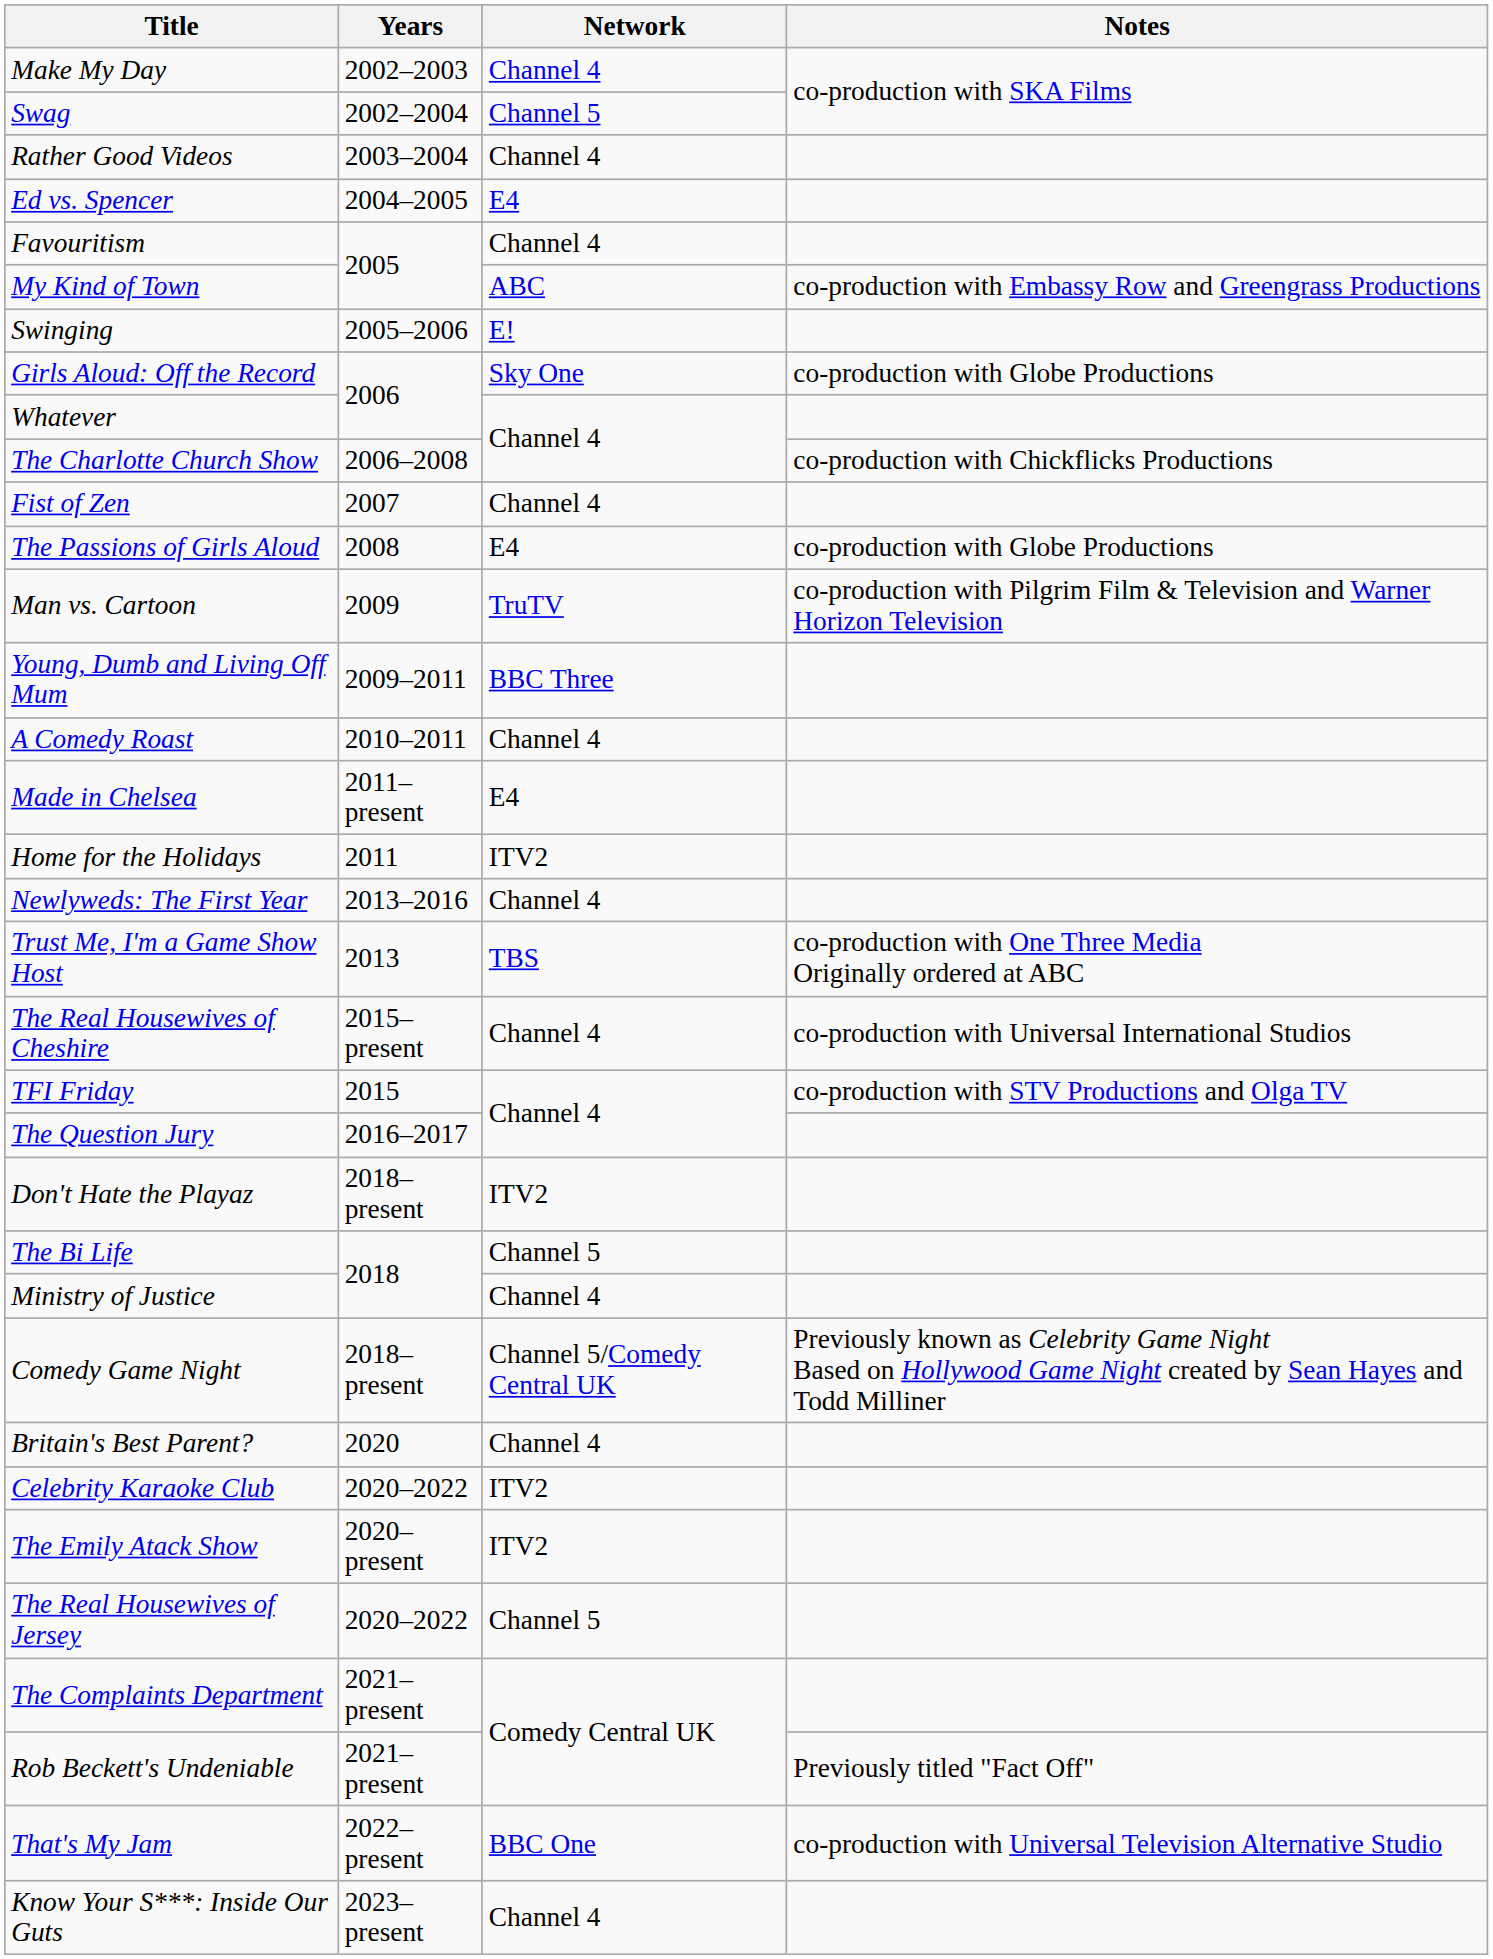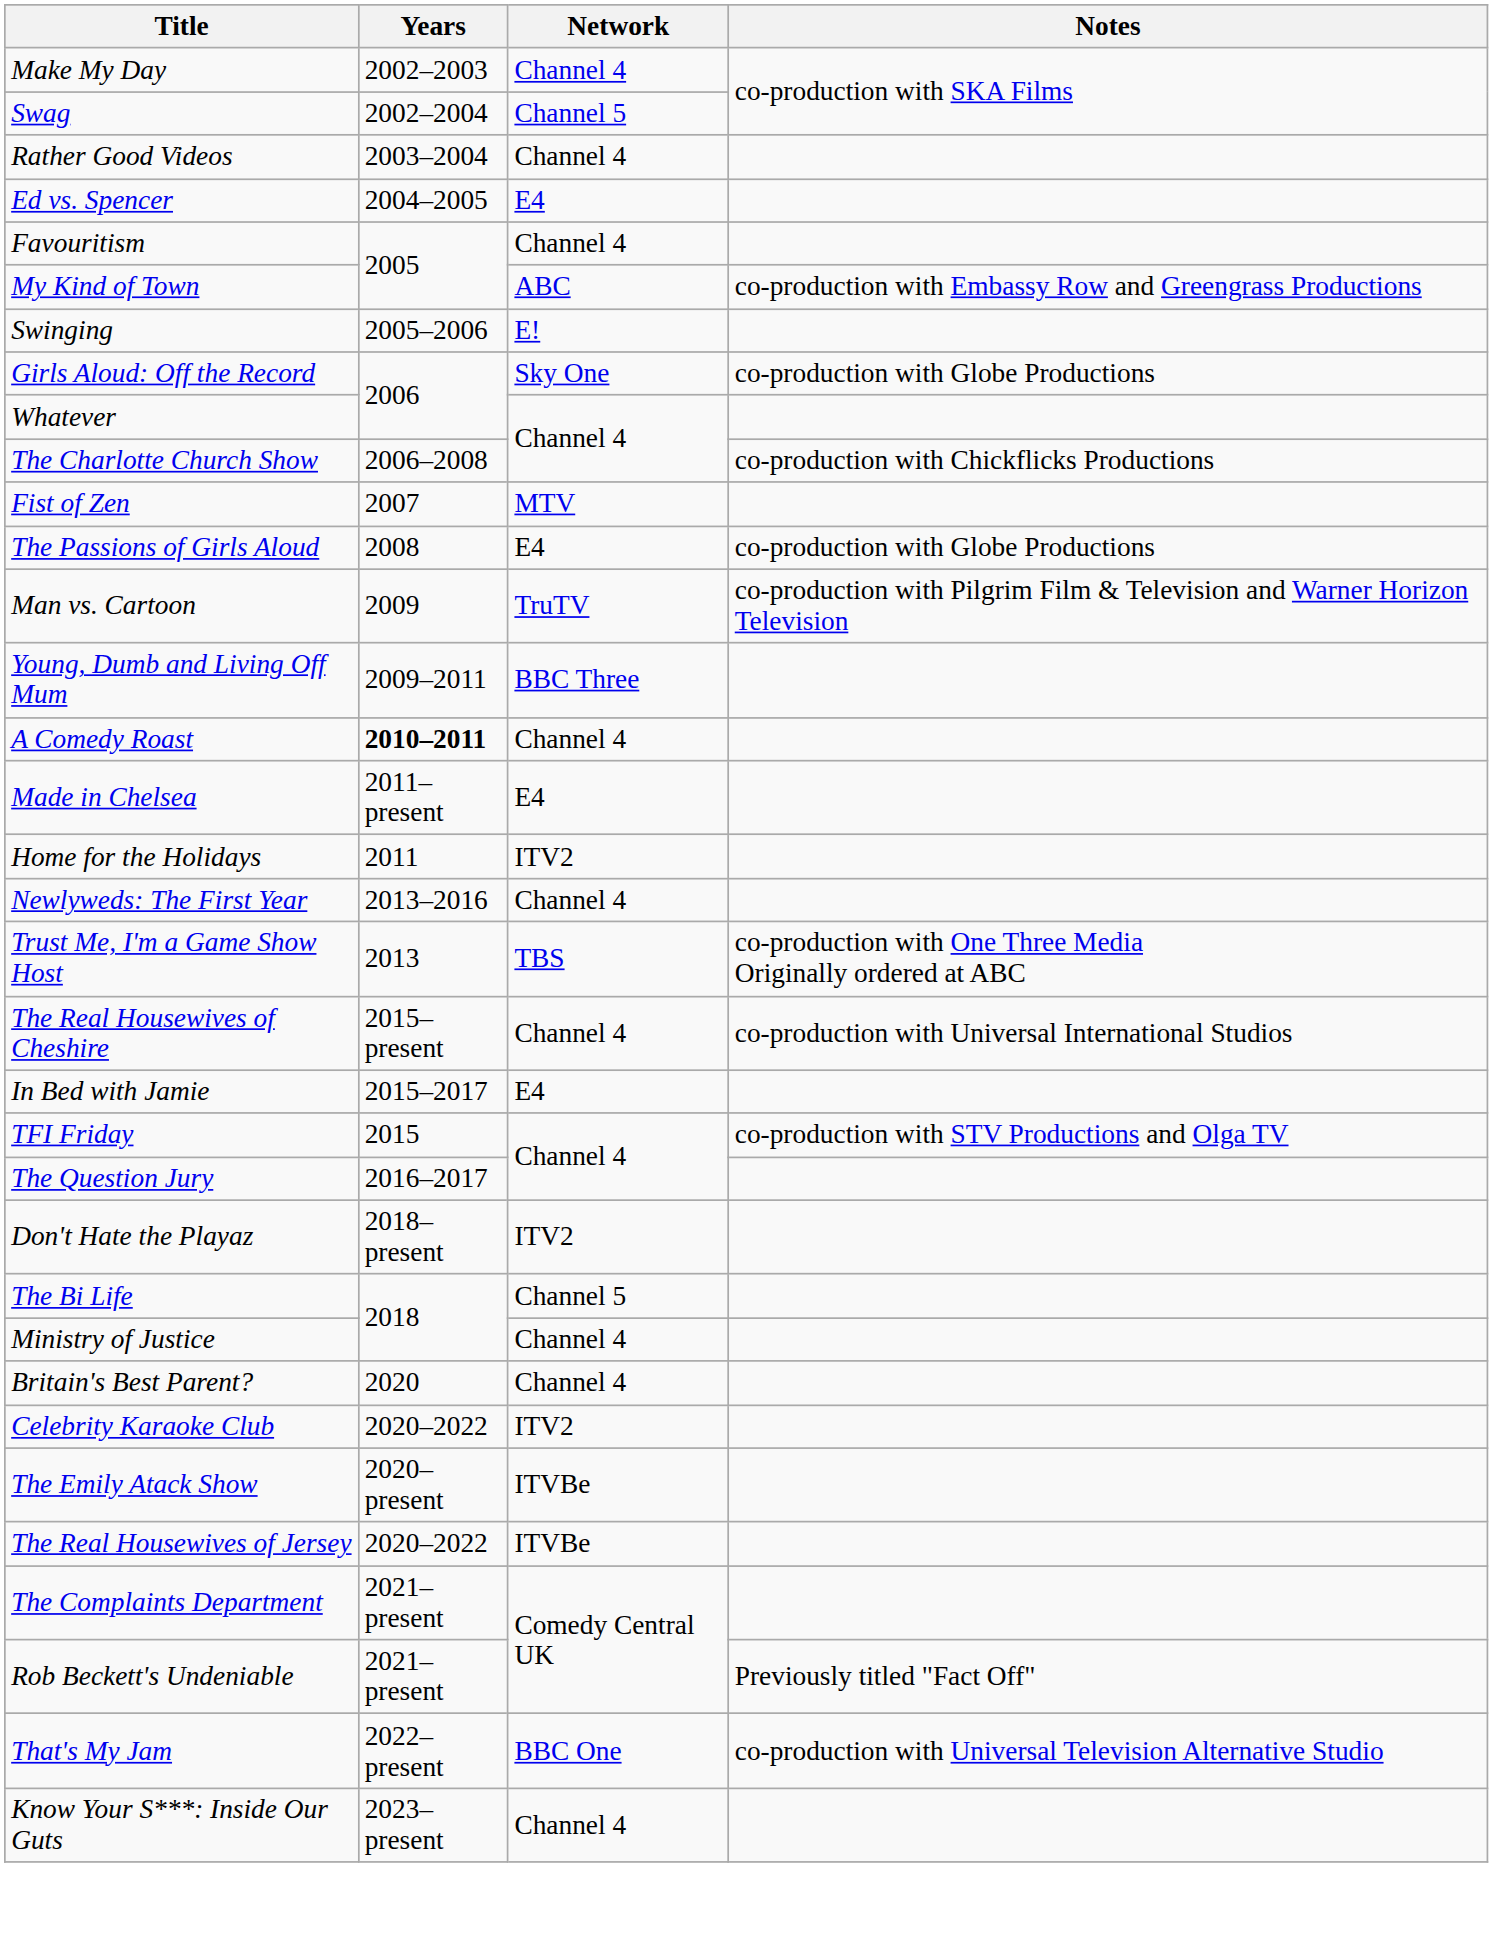(545, 503) Channel 4 -> (545, 503) MTV
(406, 738) normal -> (425, 738) bold
+ row: (110, 1091)
- row: (126, 1369)
(518, 1546) ITV2 -> (552, 1484) ITVBe
(545, 1620) Channel 5 -> (552, 1543) ITVBe
